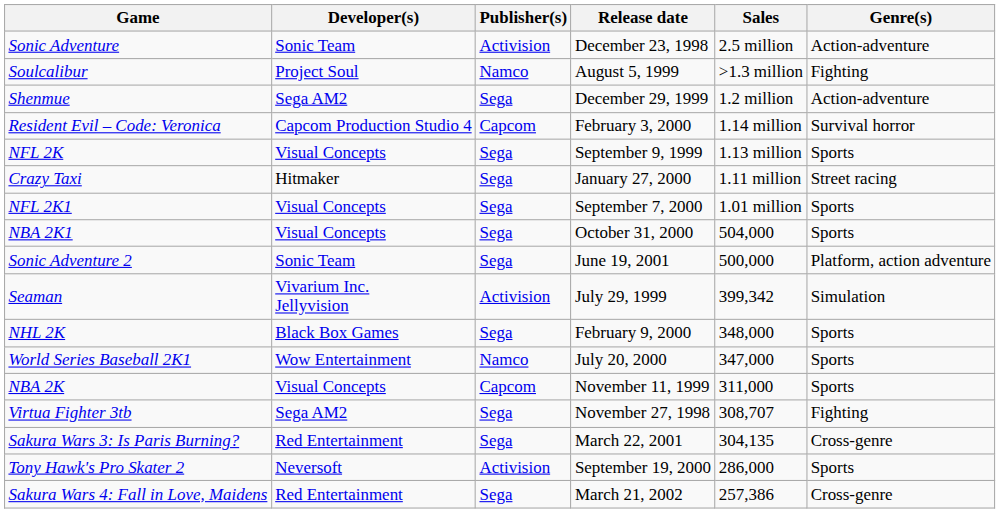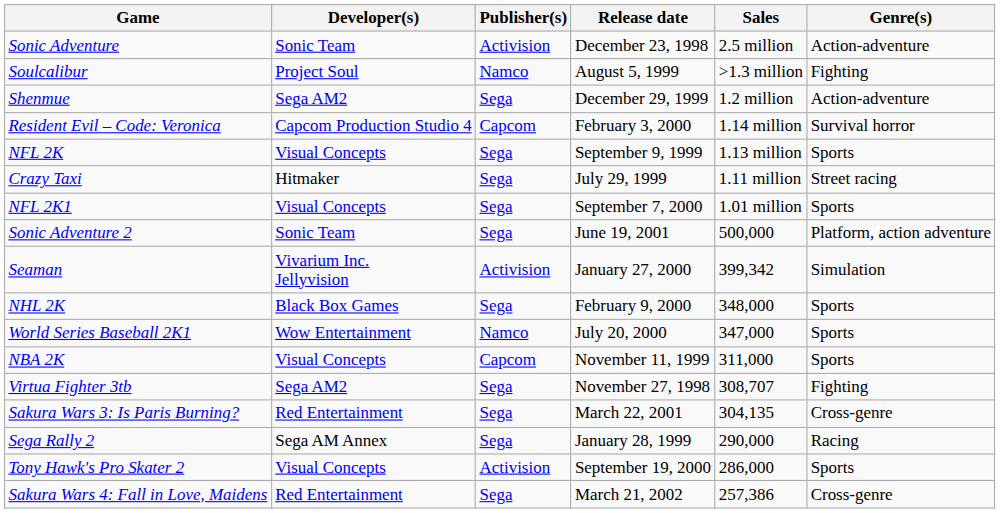(633, 179) January 27, 2000 -> (621, 179) July 29, 1999
- row: (41, 233)
(621, 296) July 29, 1999 -> (633, 269) January 27, 2000
+ row: (51, 440)
(309, 467) Neversoft -> (331, 467) Visual Concepts
